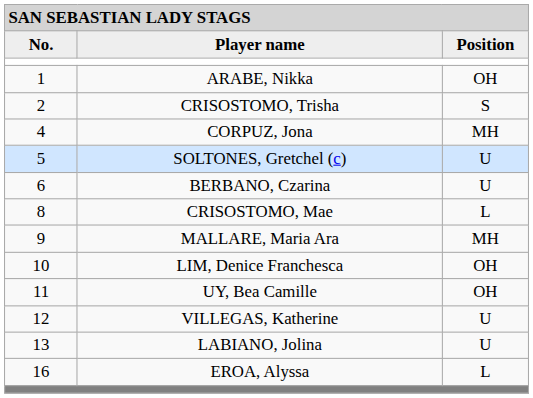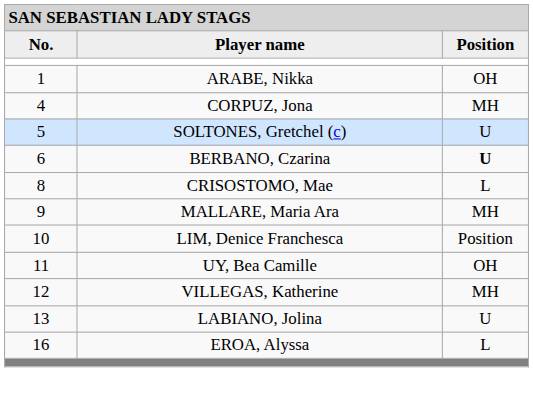- row: (41, 105)
(485, 185) normal -> (485, 158) bold
(485, 265) OH -> (485, 238) Position
(485, 318) U -> (485, 292) MH
